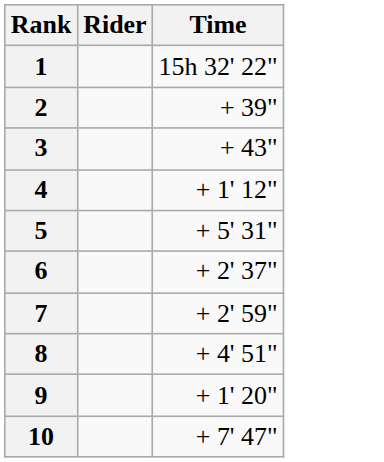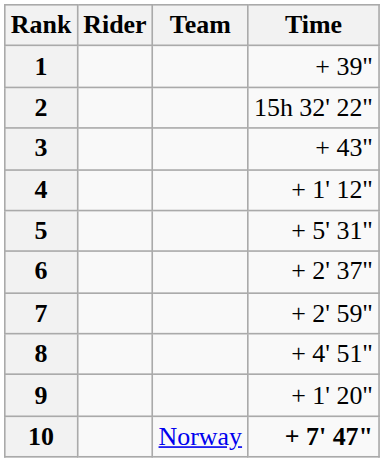+ column: (200, 25)
(218, 66) 15h 32' 22" -> (344, 66) + 39"
(249, 107) + 39" -> (313, 107) 15h 32' 22"
(237, 436) normal -> (329, 436) bold
